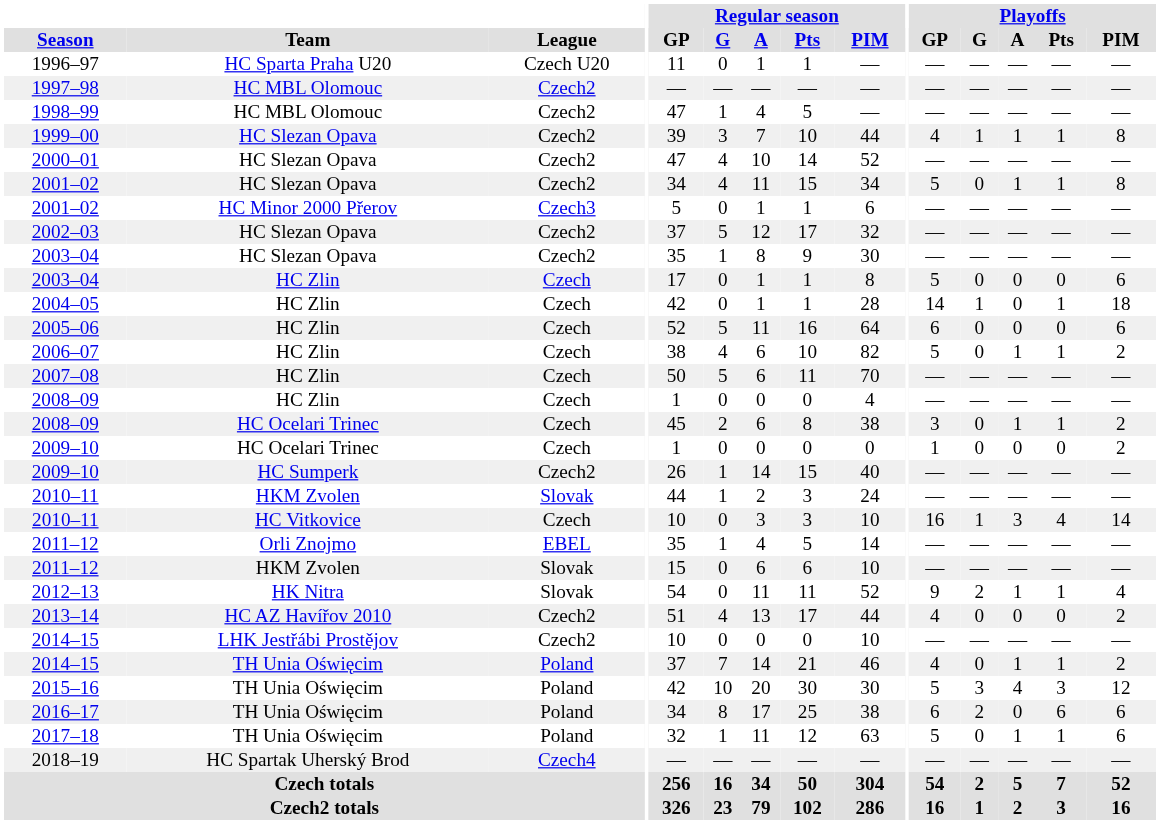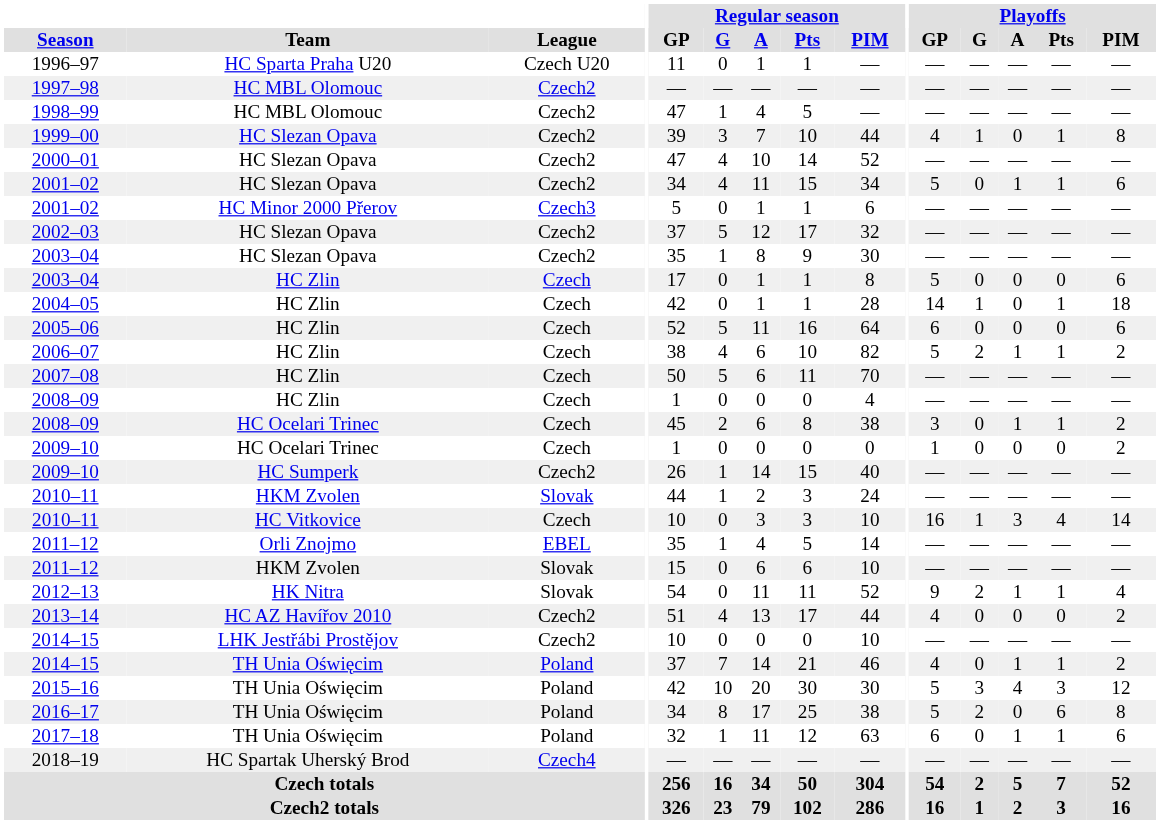(1017, 135) 1 -> (1017, 135) 0
(1121, 183) 8 -> (1121, 183) 6
(979, 351) 0 -> (979, 351) 2
(935, 711) 6 -> (935, 711) 5
(1121, 711) 6 -> (1121, 711) 8
(935, 735) 5 -> (935, 735) 6
